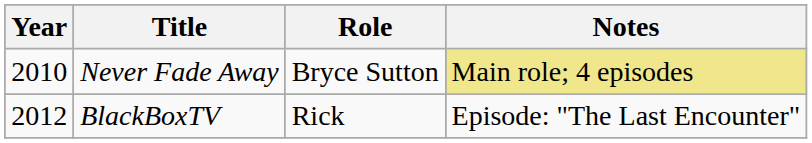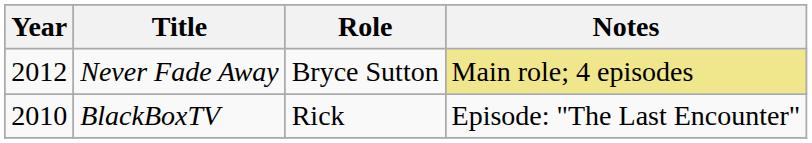(39, 71) 2010 -> (39, 71) 2012
(39, 115) 2012 -> (39, 115) 2010
